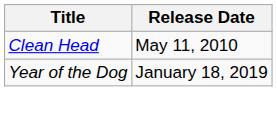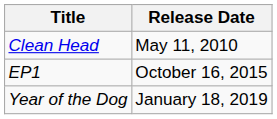+ row: (25, 72)
